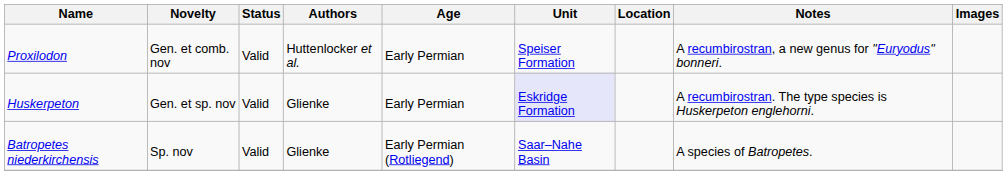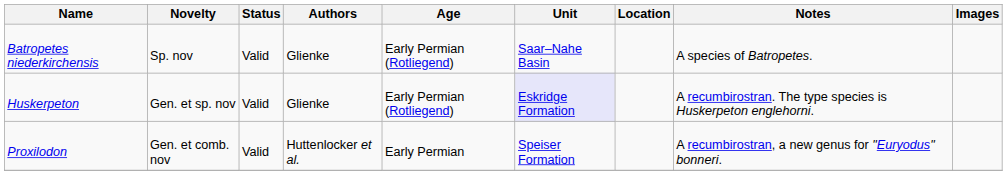rows swapped: (53, 152) <-> (37, 55)
(425, 104) Early Permian -> (425, 104) Early Permian (Rotliegend)
